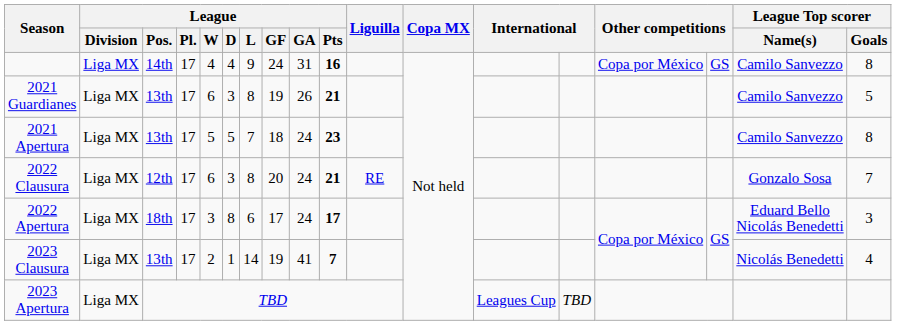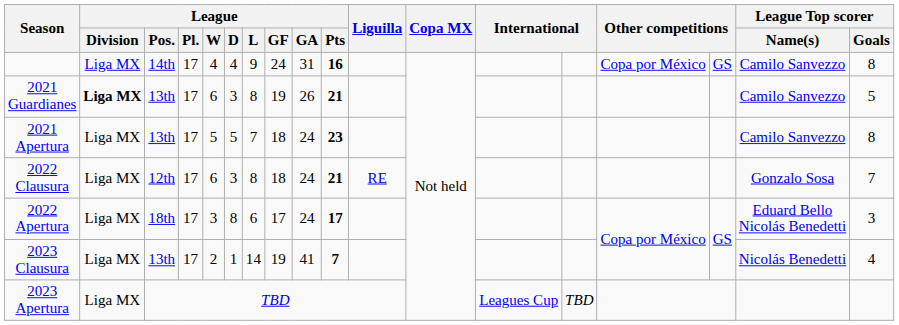(111, 96) normal -> (112, 96) bold
(276, 177) 20 -> (278, 177) 18
